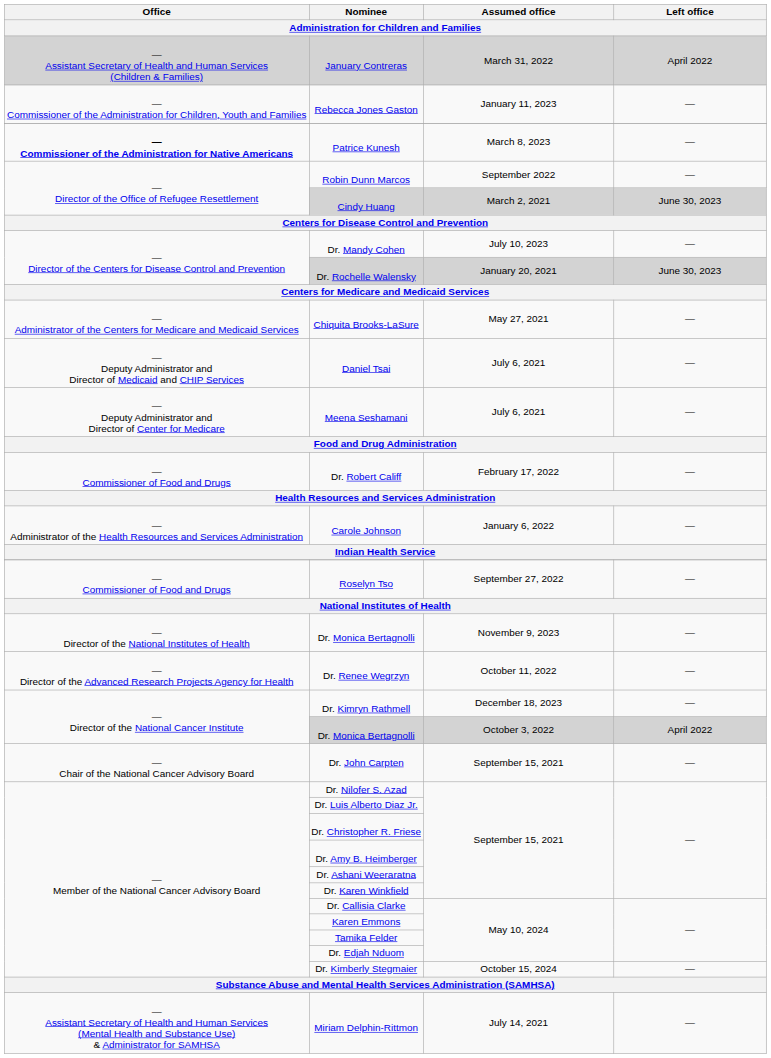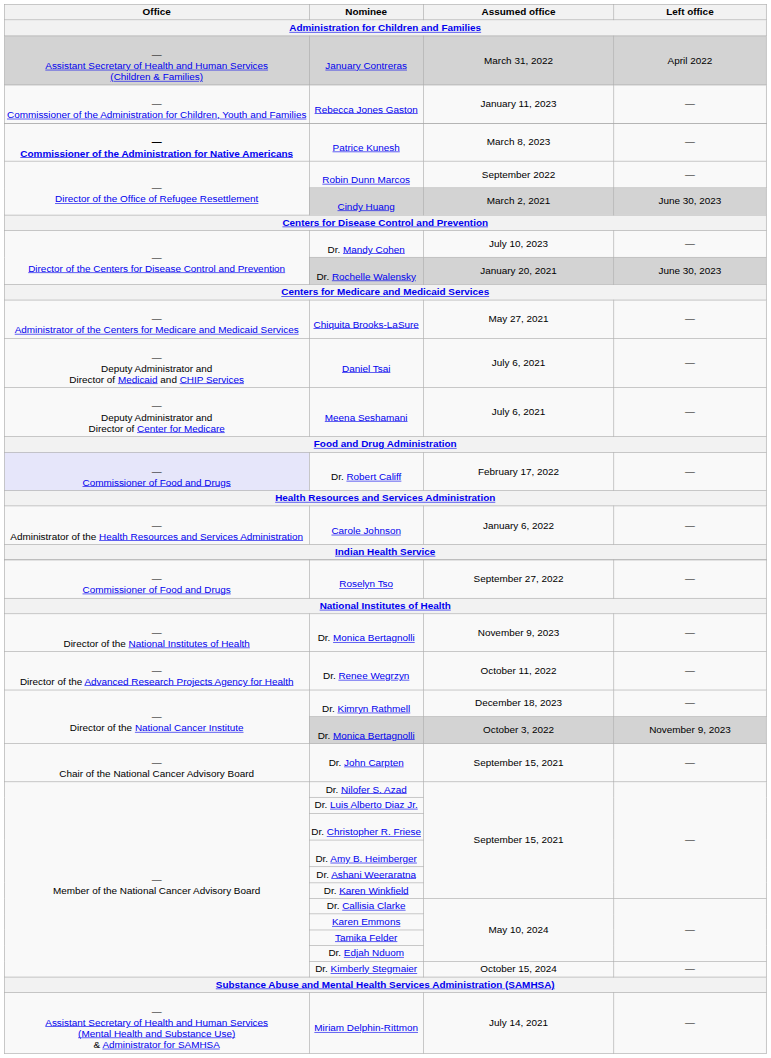(157, 477) no background -> (157, 477) lavender background
(690, 730) April 2022 -> (690, 730) November 9, 2023
